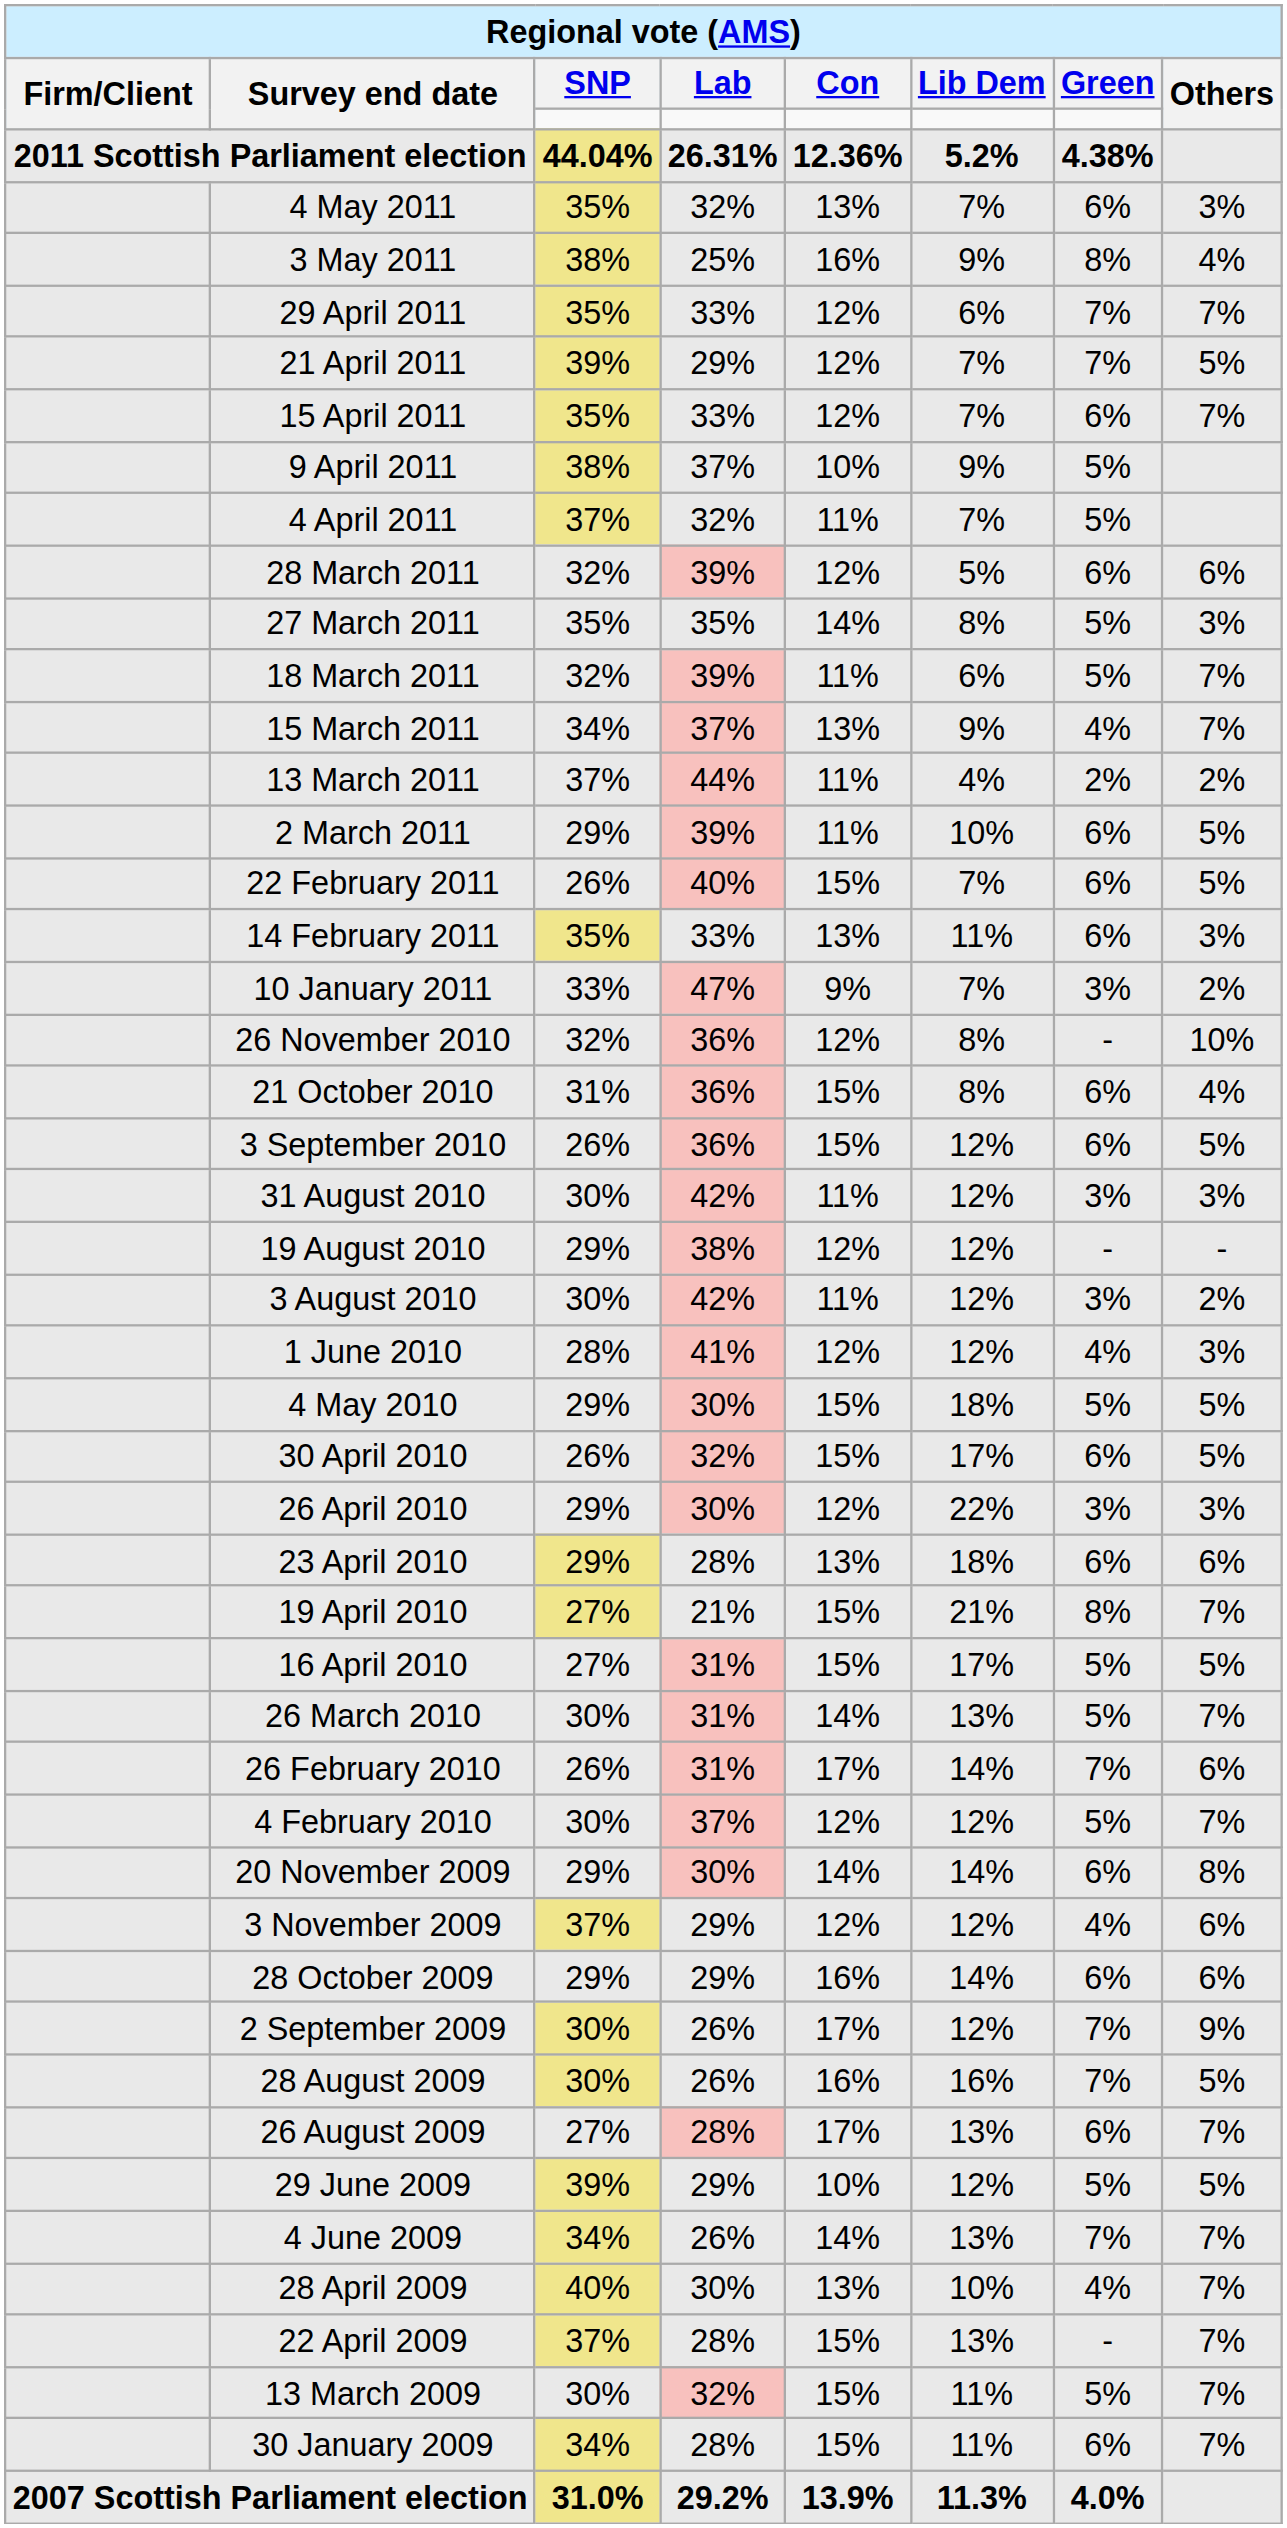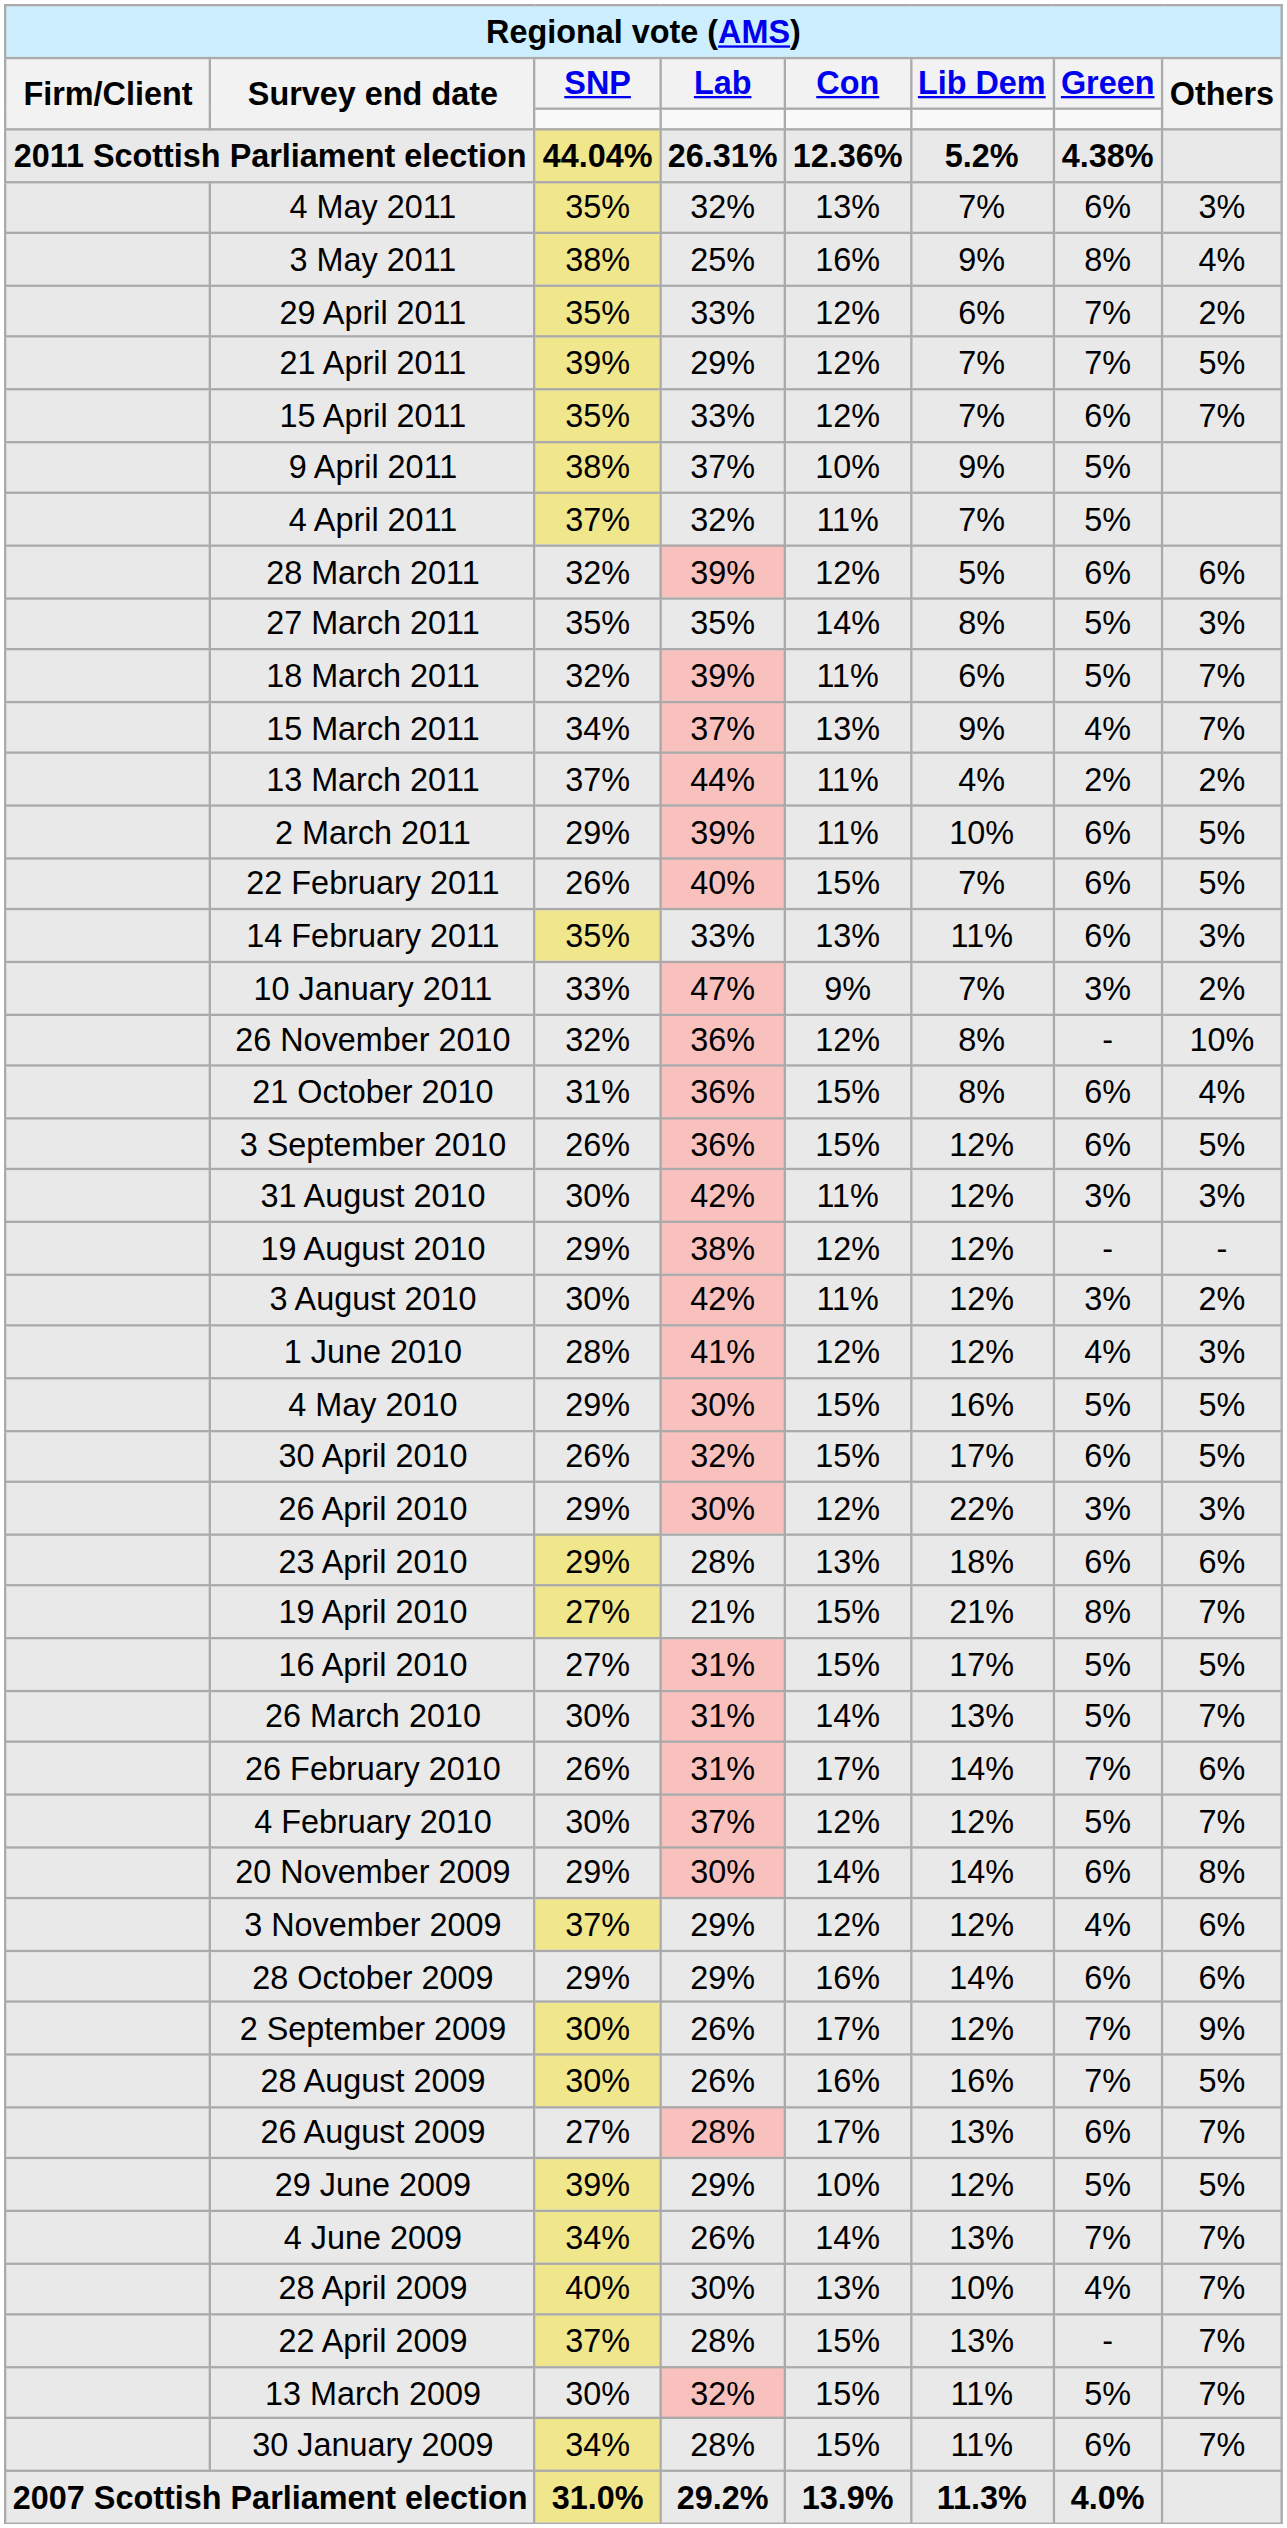(1222, 311) 7% -> (1222, 311) 2%
(982, 1404) 18% -> (982, 1404) 16%
